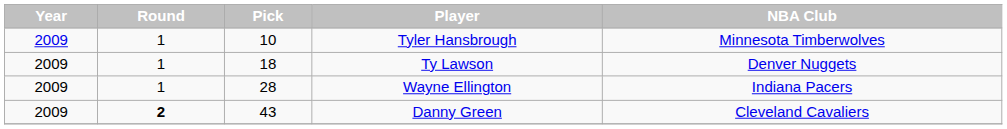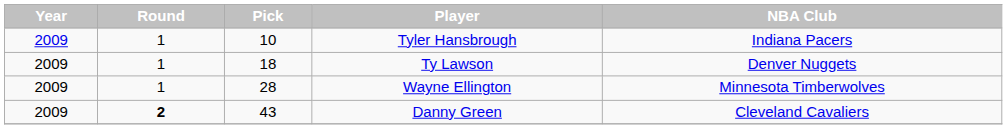(802, 40) Minnesota Timberwolves -> (802, 40) Indiana Pacers
(802, 87) Indiana Pacers -> (802, 87) Minnesota Timberwolves
